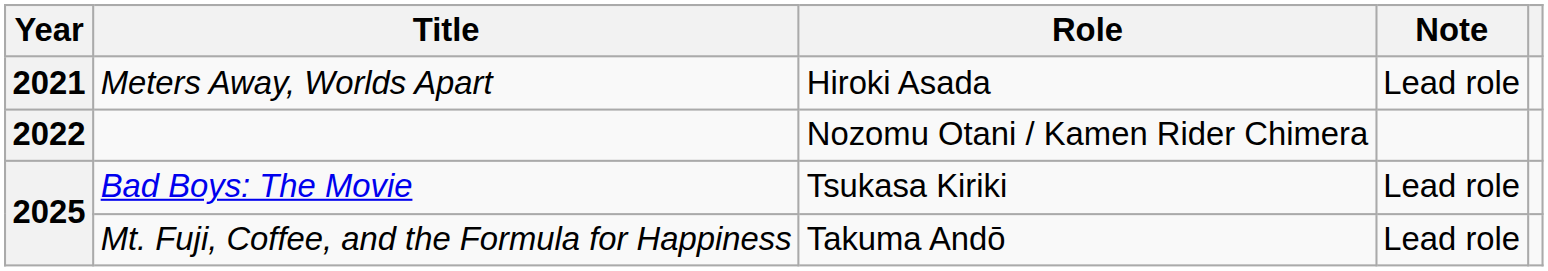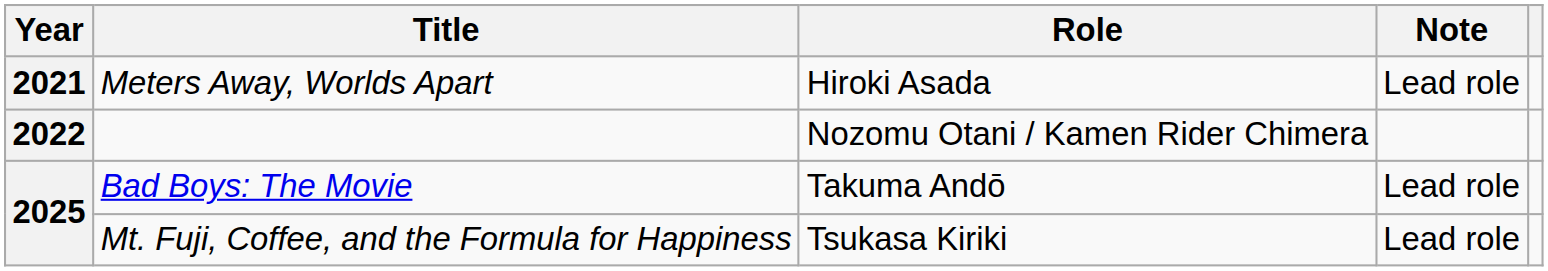(907, 186) Tsukasa Kiriki -> (906, 186) Takuma Andō
(906, 238) Takuma Andō -> (907, 238) Tsukasa Kiriki
